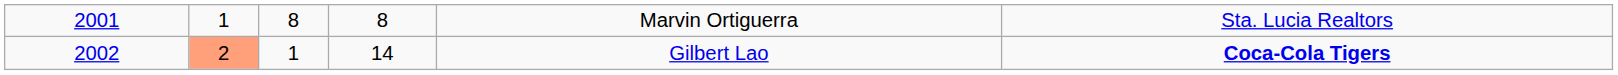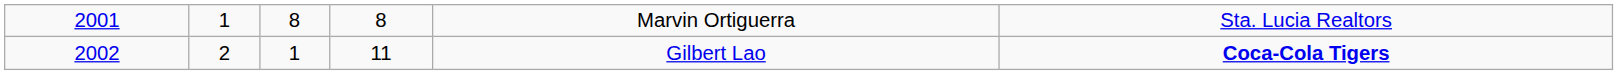(224, 52) lightsalmon background -> (224, 52) no background
(382, 52) 14 -> (381, 52) 11
